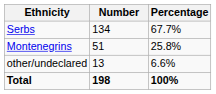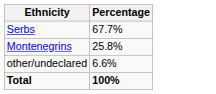- column: (119, 13)
